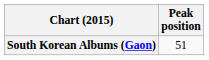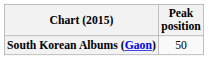(181, 45) 51 -> (181, 45) 50
